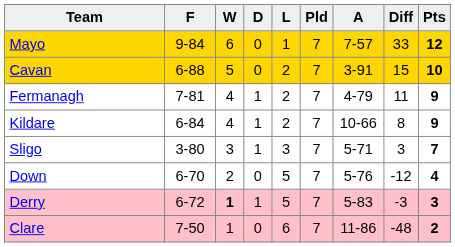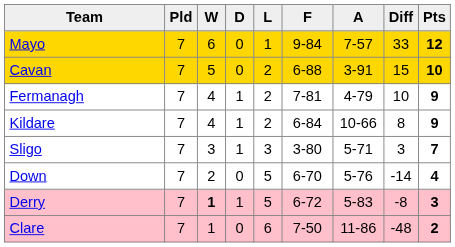columns swapped: (317, 17) <-> (190, 17)
(401, 96) 11 -> (401, 96) 10
(401, 176) -12 -> (401, 176) -14
(401, 202) -3 -> (401, 202) -8
